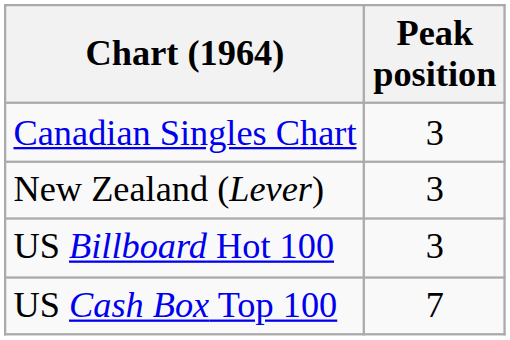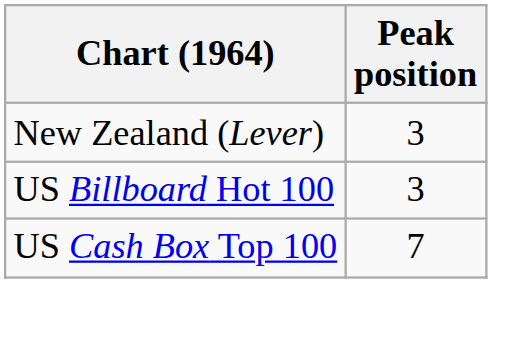- row: (185, 131)
